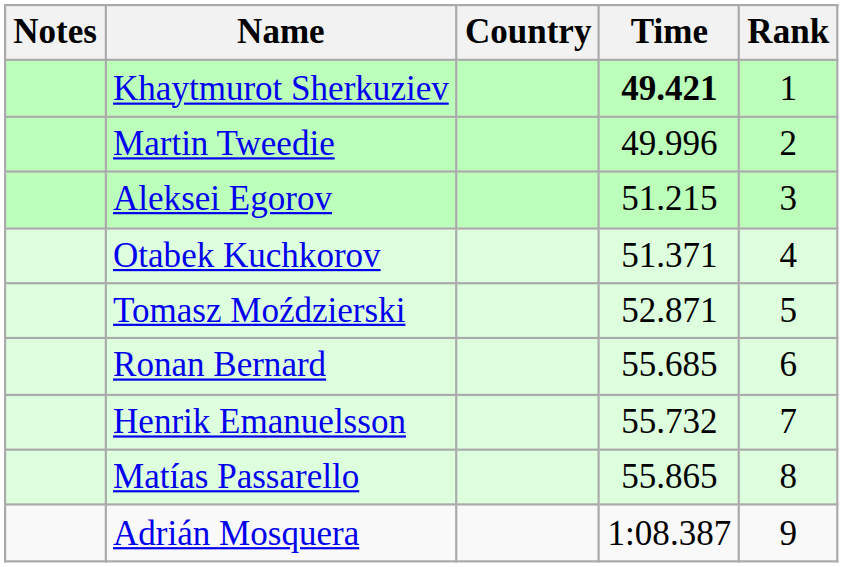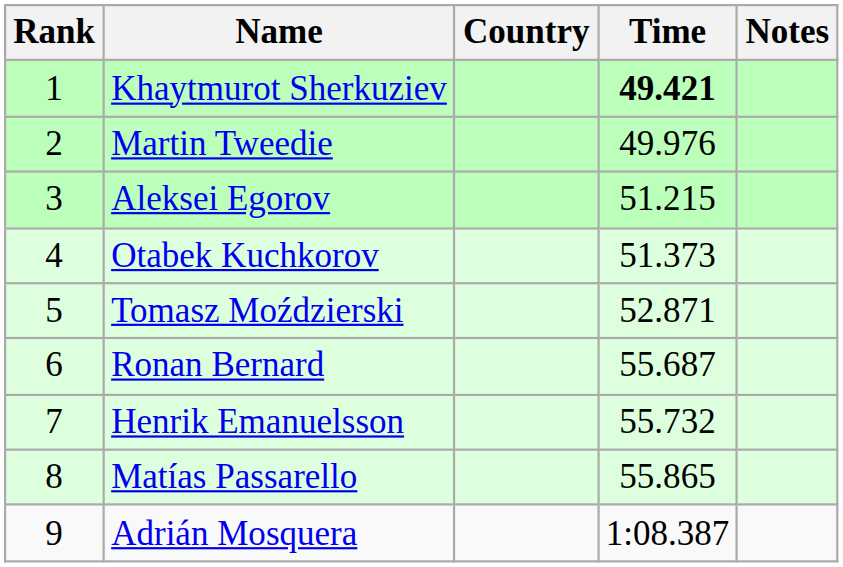columns swapped: (788, 32) <-> (55, 32)
(669, 143) 49.996 -> (668, 143) 49.976
(669, 254) 51.371 -> (668, 254) 51.373
(669, 365) 55.685 -> (668, 365) 55.687
